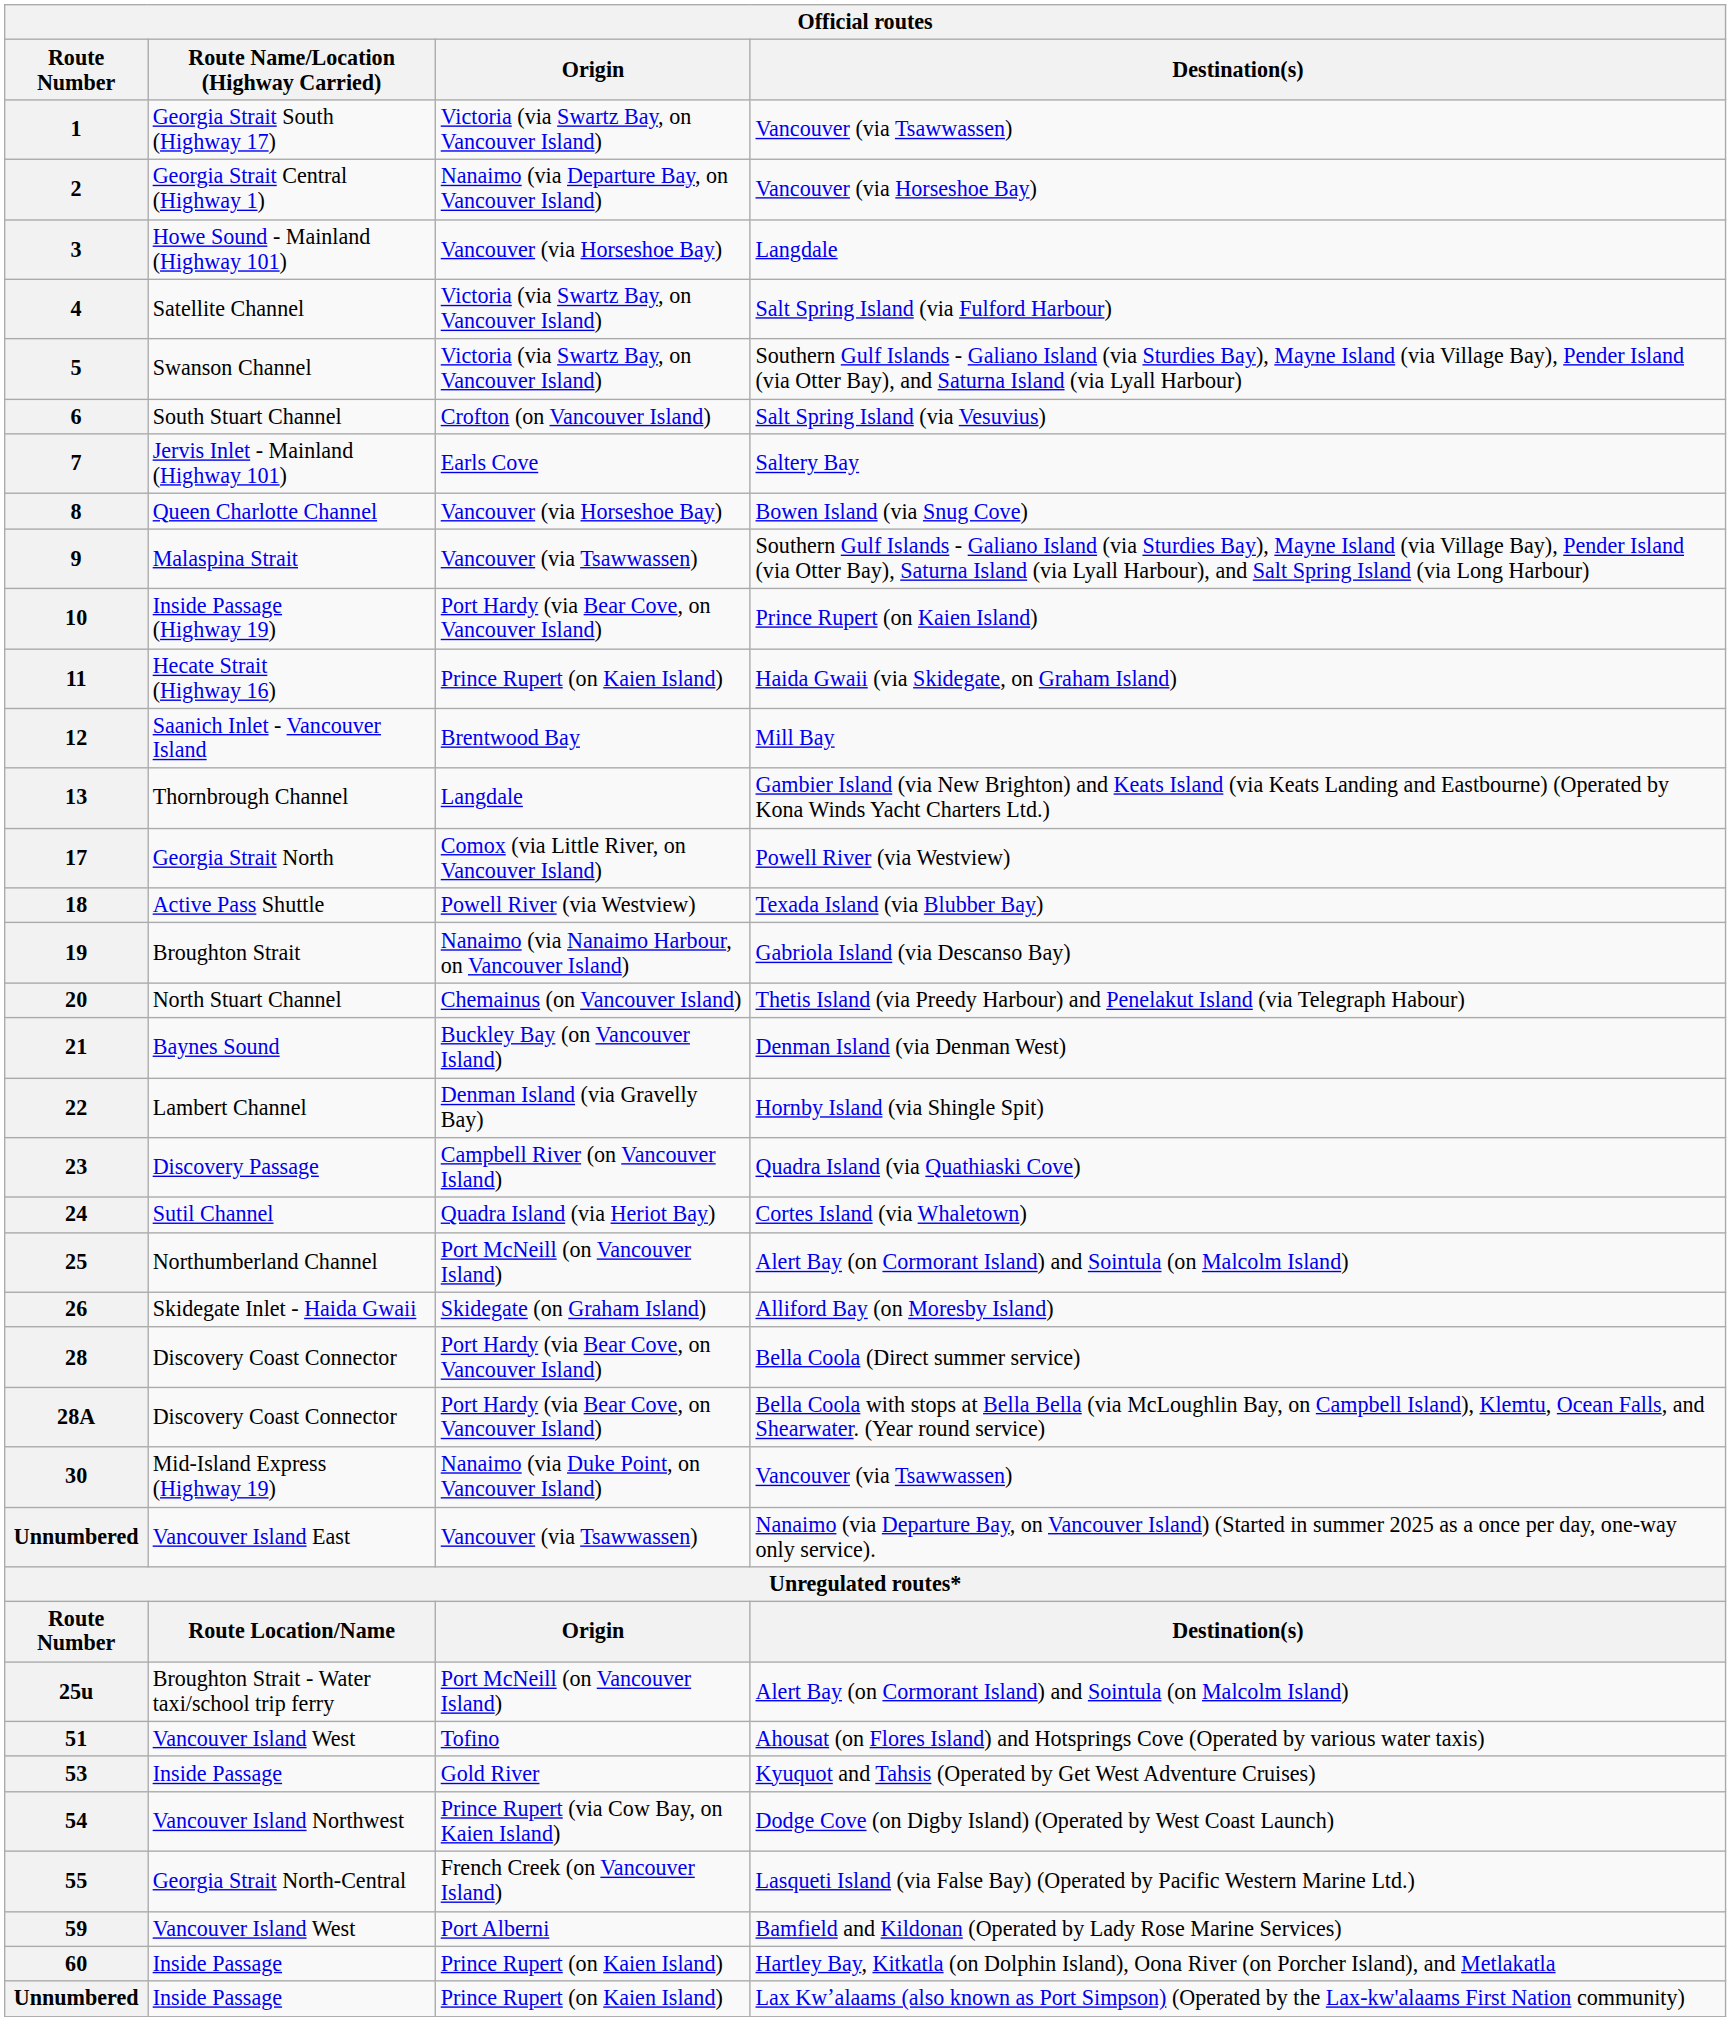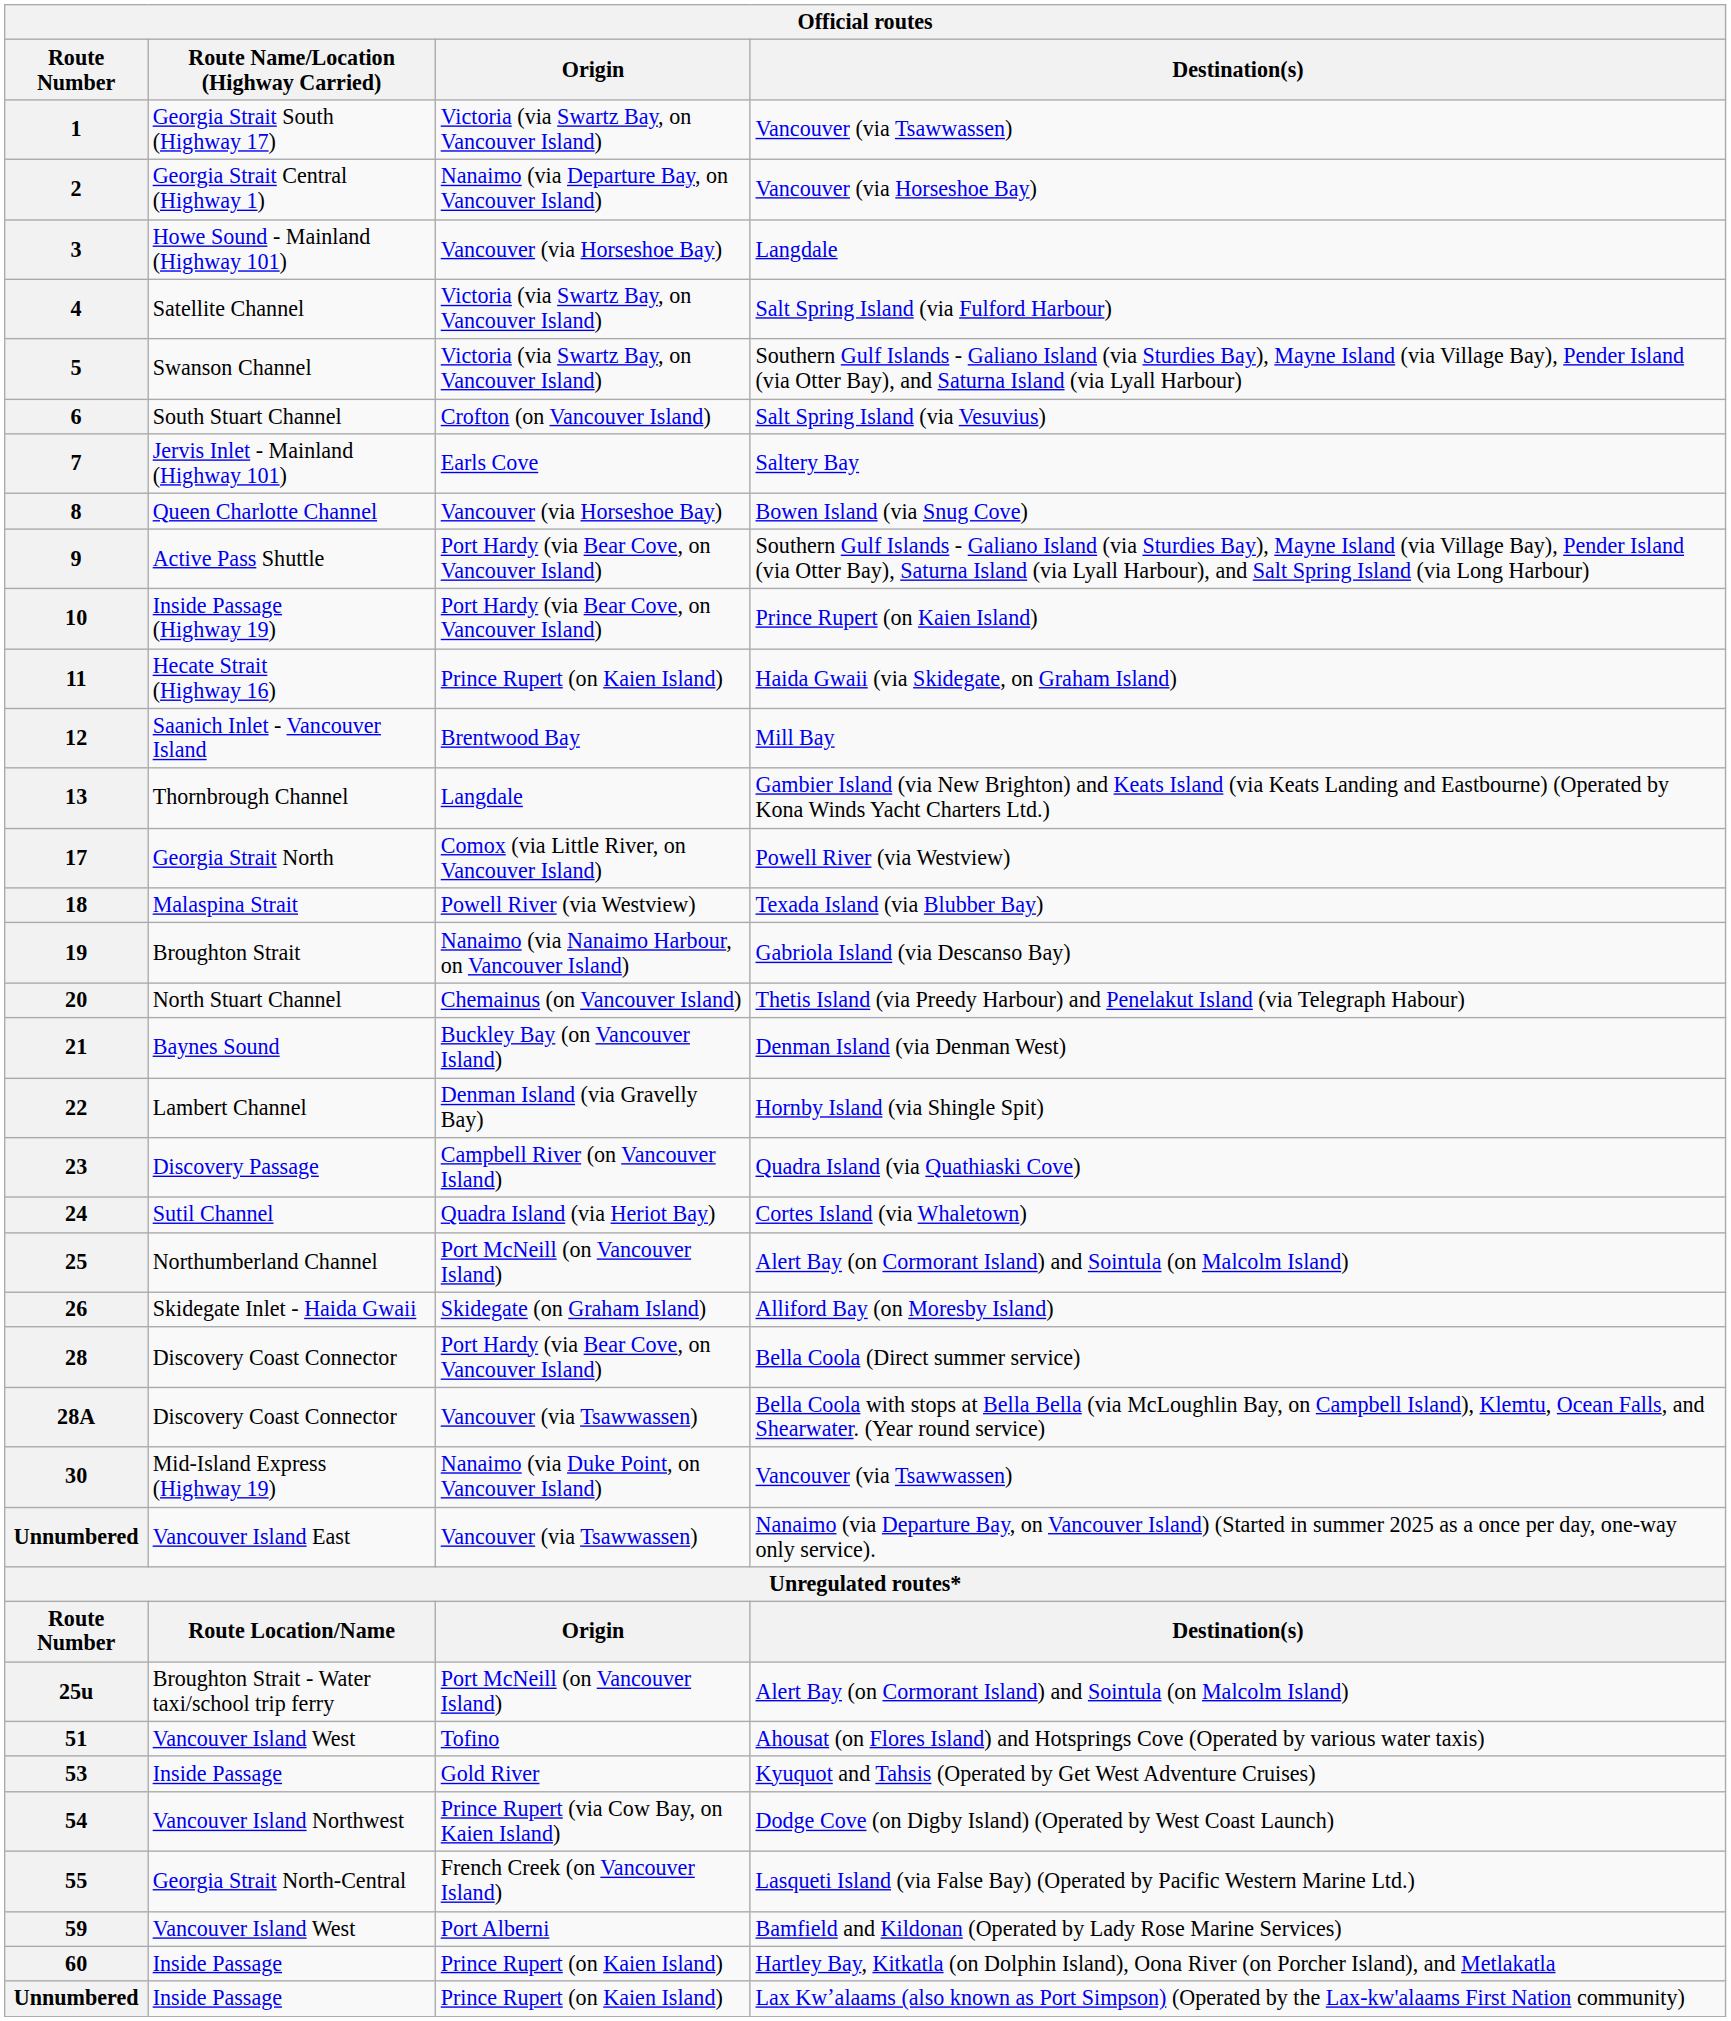(225, 558) Malaspina Strait -> (239, 558) Active Pass Shuttle
(569, 558) Vancouver (via Tsawwassen) -> (576, 558) Port Hardy (via Bear Cove, on Vancouver Island)
(239, 905) Active Pass Shuttle -> (225, 905) Malaspina Strait
(576, 1416) Port Hardy (via Bear Cove, on Vancouver Island) -> (569, 1416) Vancouver (via Tsawwassen)
